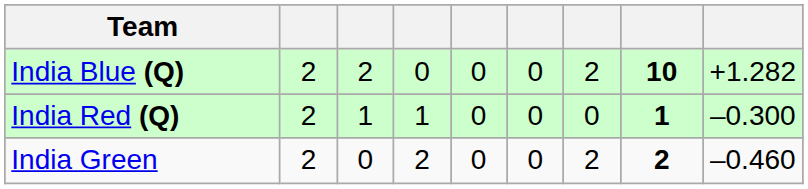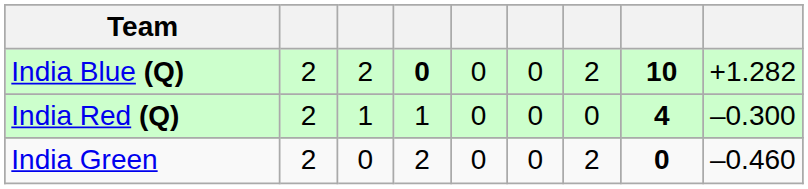(422, 71) normal -> (422, 71) bold
(662, 115) 1 -> (662, 115) 4
(662, 159) 2 -> (662, 159) 0
